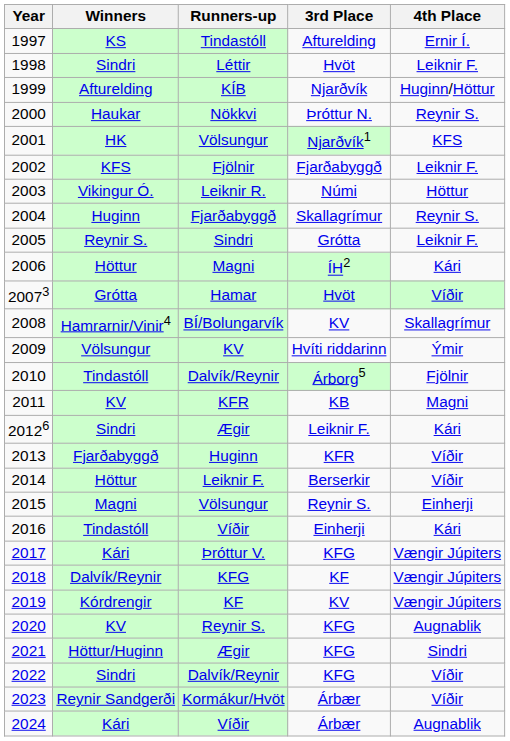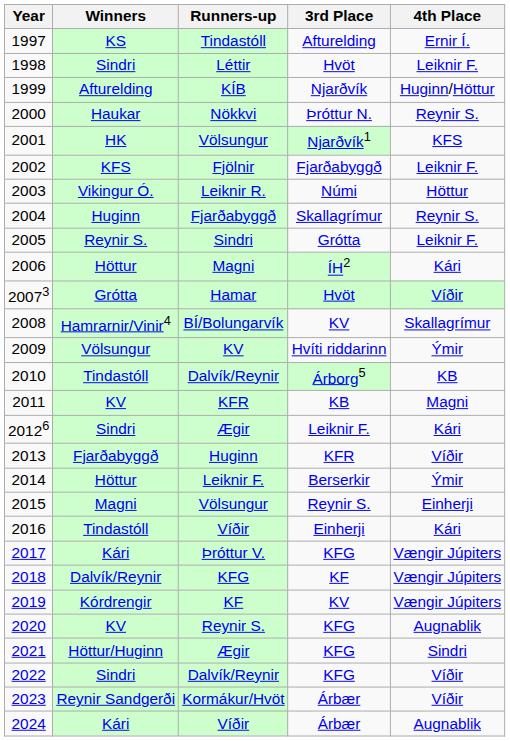(447, 376) Fjölnir -> (447, 376) KB
(447, 480) Víðir -> (447, 480) Ýmir
